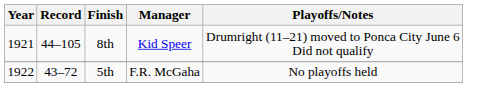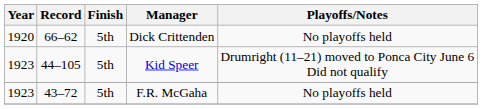+ row: (172, 36)
(21, 43) 1921 -> (21, 64) 1923
(105, 43) 8th -> (105, 64) 5th
(21, 72) 1922 -> (21, 93) 1923
